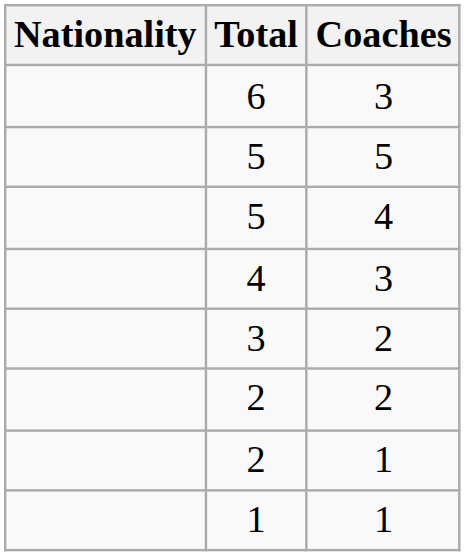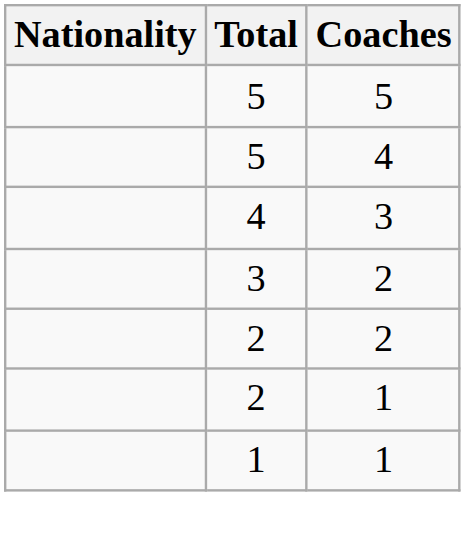- row: (256, 95)
